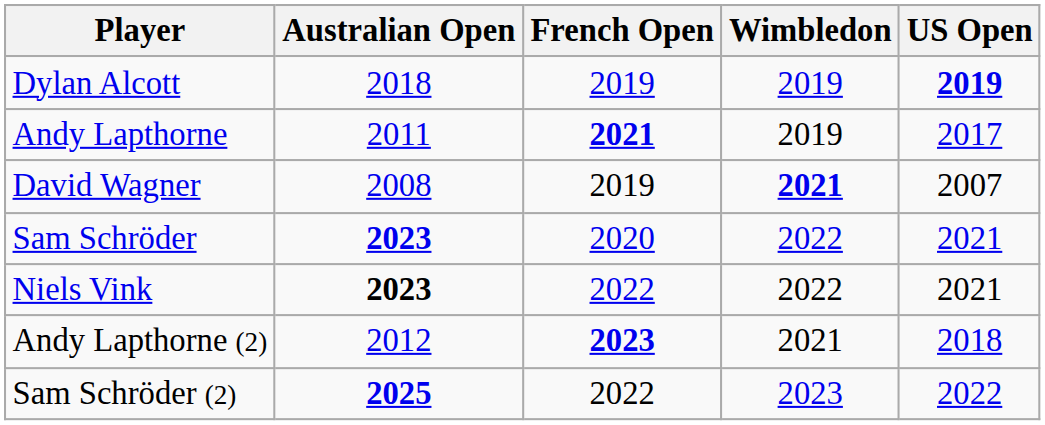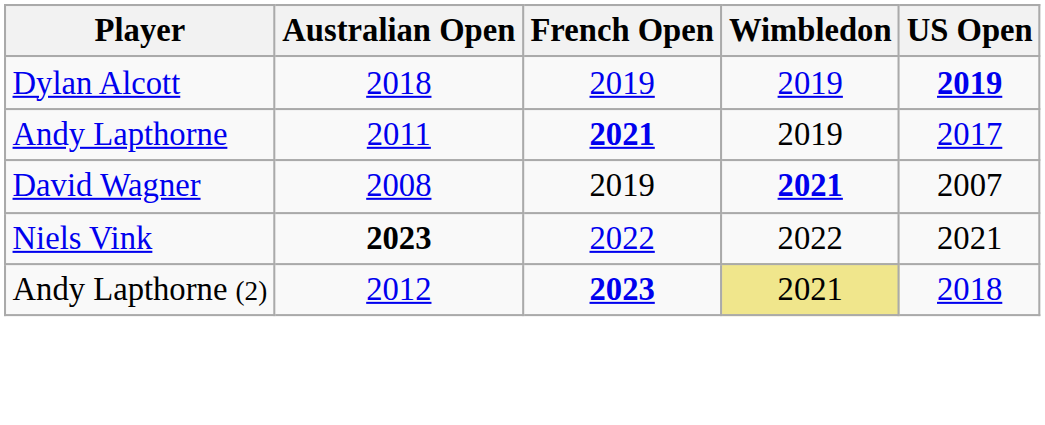- row: (105, 237)
(810, 340) no background -> (810, 289) khaki background
- row: (124, 392)
